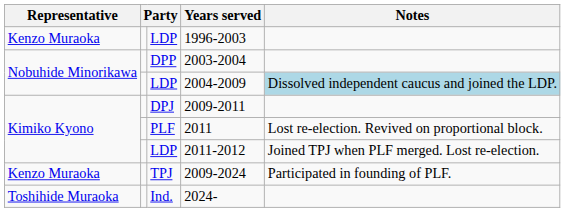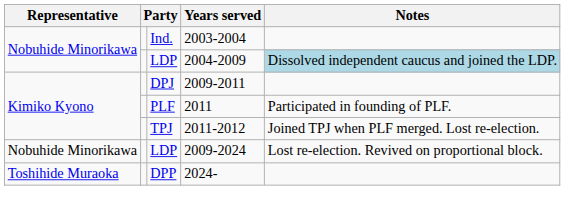- row: (215, 38)
(163, 60) DPP -> (162, 38) Ind.
(405, 128) Lost re-election. Revived on proportional block. -> (360, 106) Participated in founding of PLF.
(164, 151) LDP -> (161, 128) TPJ
(54, 173) Kenzo Muraoka -> (72, 151) Nobuhide Minorikawa
(161, 173) TPJ -> (164, 151) LDP
(360, 173) Participated in founding of PLF. -> (405, 151) Lost re-election. Revived on proportional block.
(162, 196) Ind. -> (163, 173) DPP
